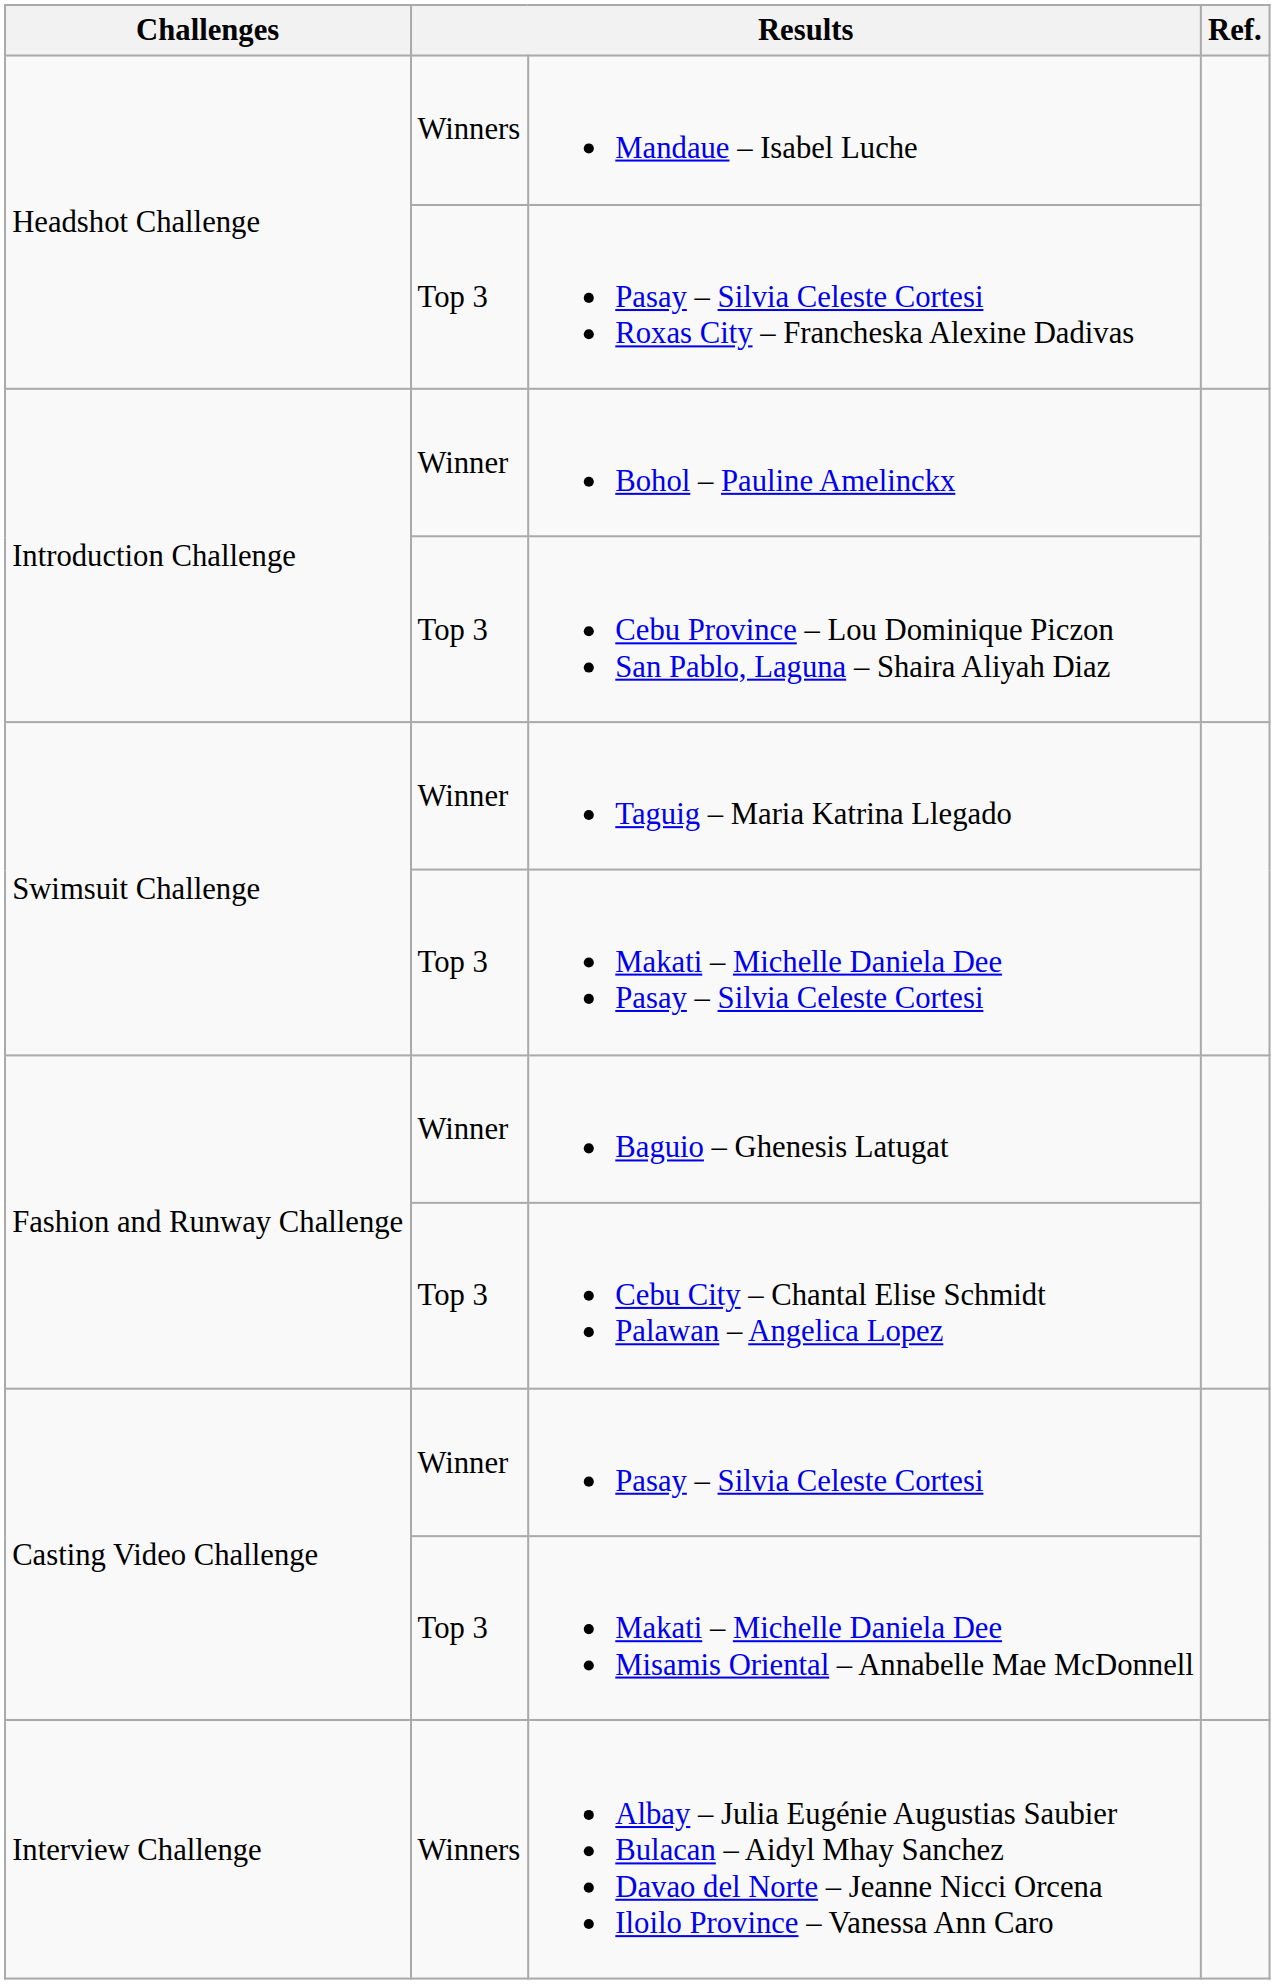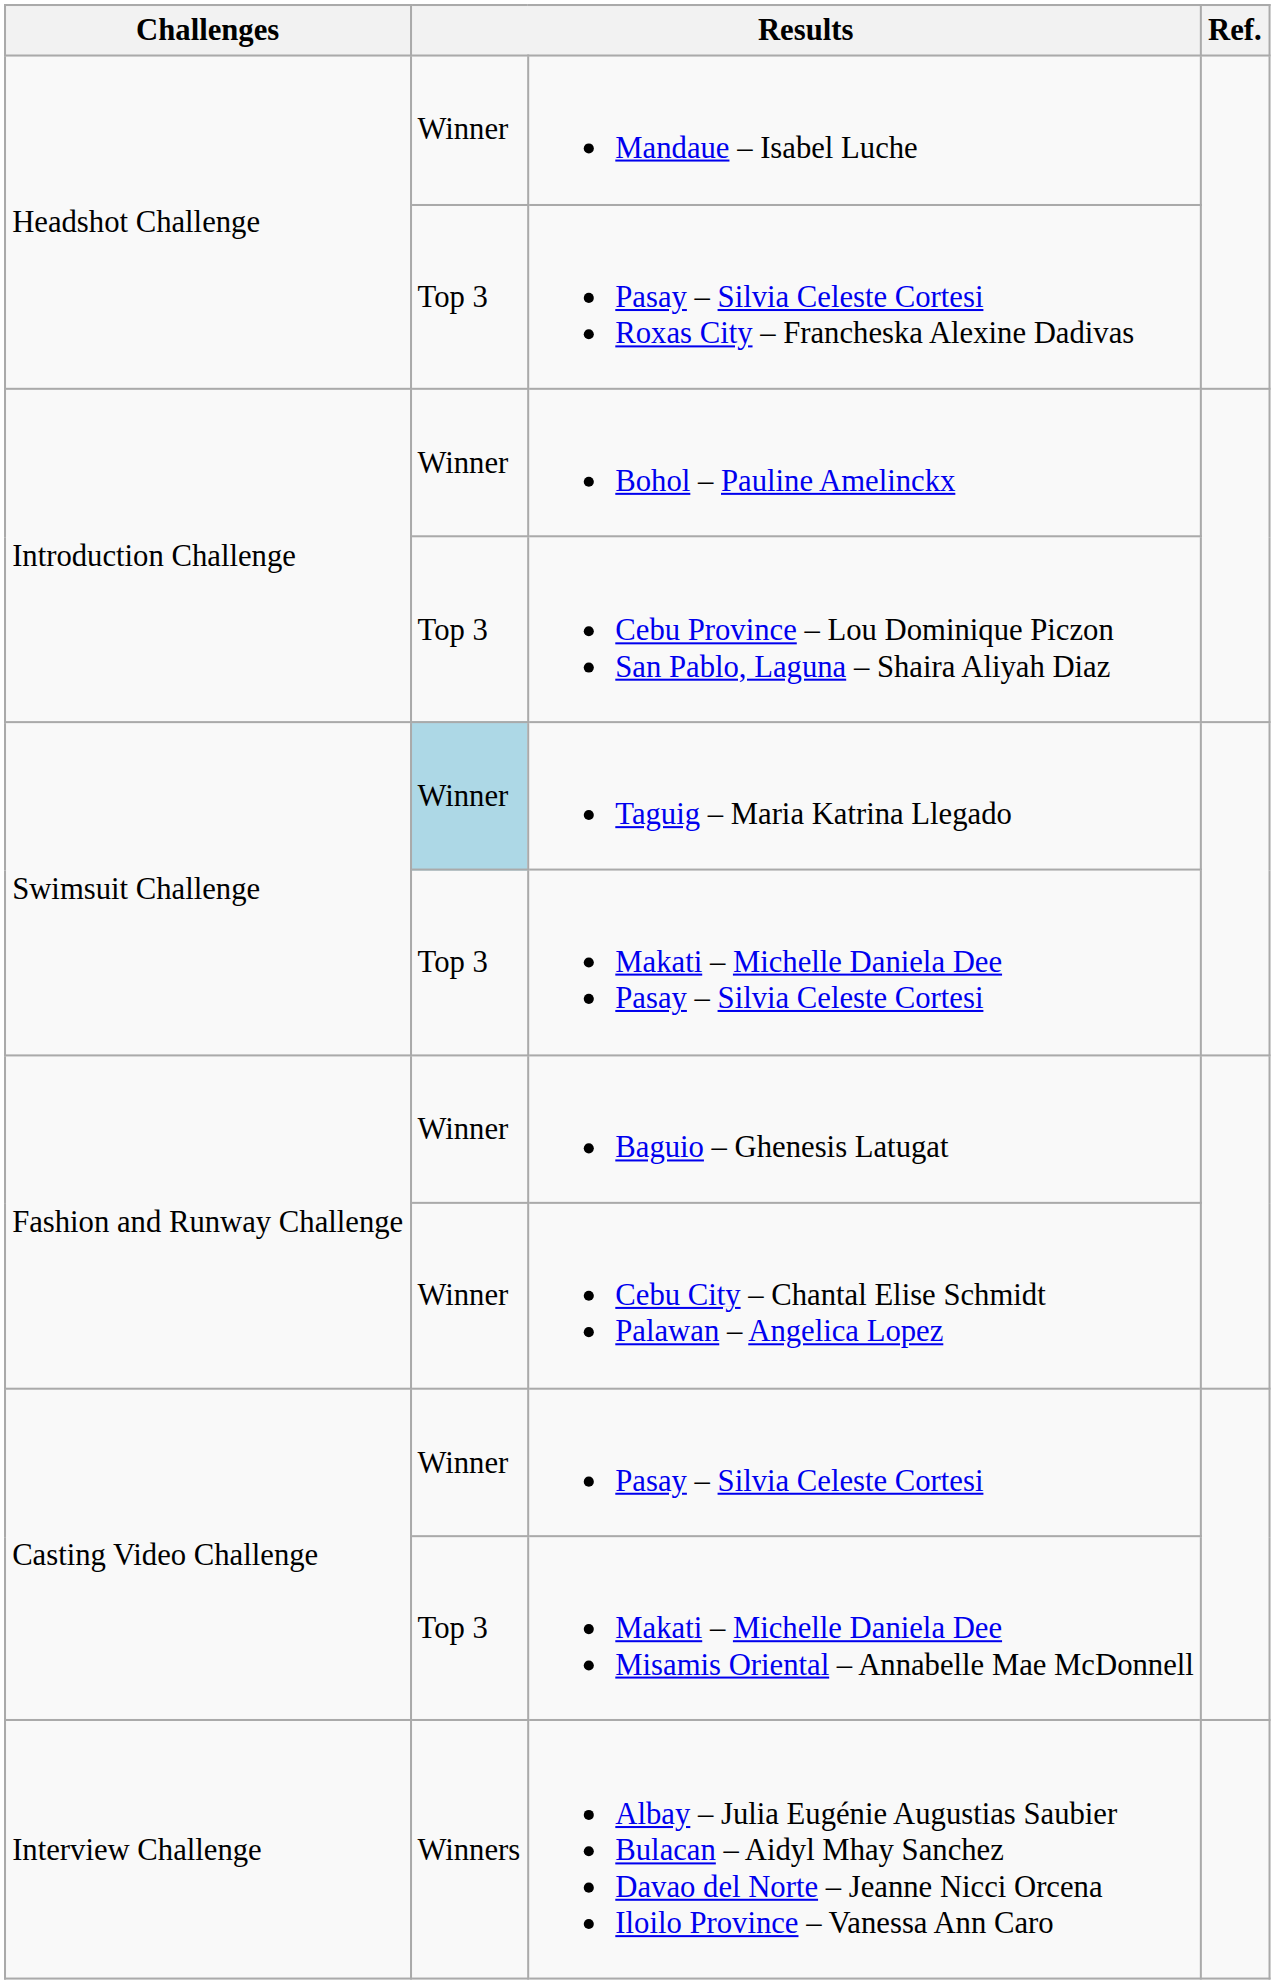(469, 129) Winners -> (463, 129) Winner
(463, 795) no background -> (463, 795) lightblue background
(453, 1295) Top 3 -> (463, 1295) Winner
